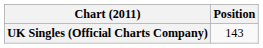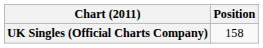(234, 33) 143 -> (234, 33) 158
